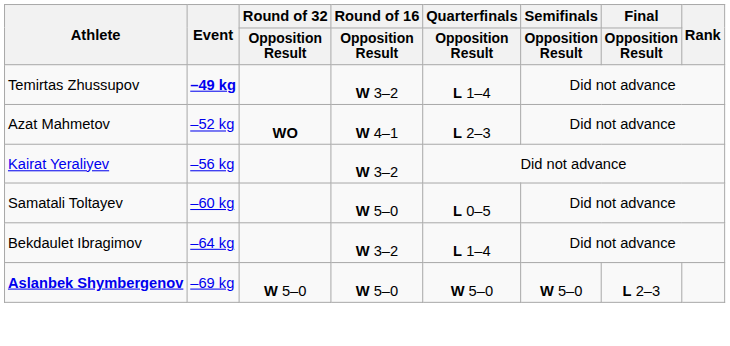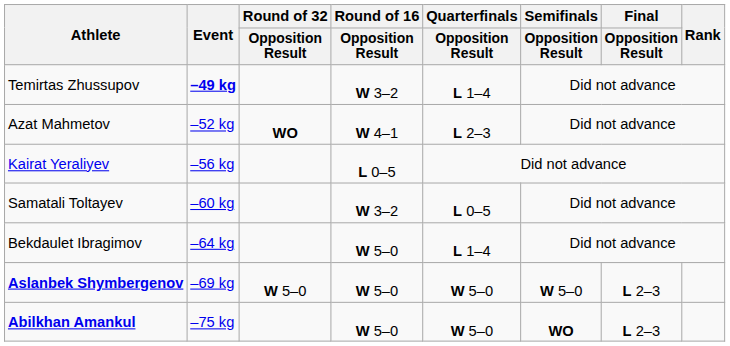(377, 172) W 3–2 -> (377, 172) L 0–5
(377, 212) W 5–0 -> (377, 212) W 3–2
(377, 251) W 3–2 -> (377, 251) W 5–0
+ row: (72, 322)
